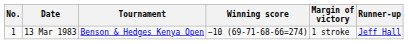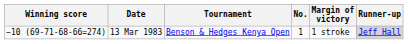columns swapped: (13, 16) <-> (258, 16)
(380, 33) no background -> (380, 33) lightgrey background
